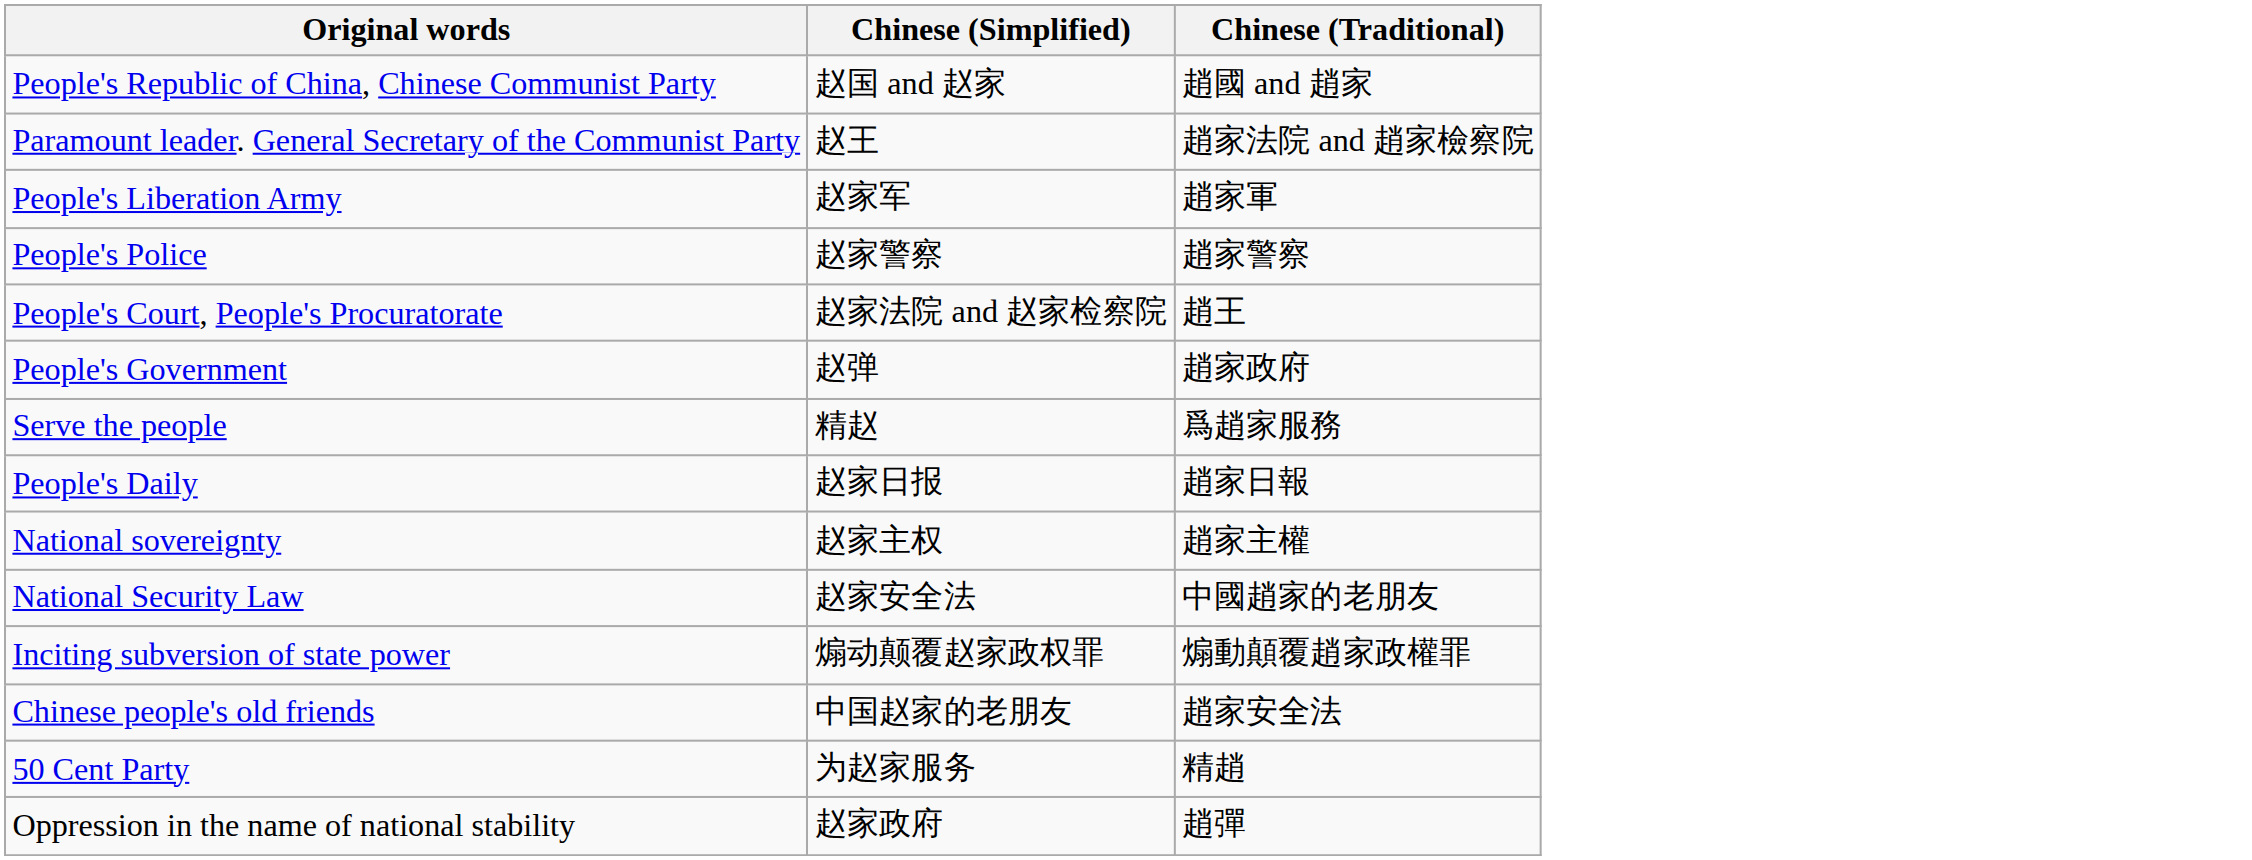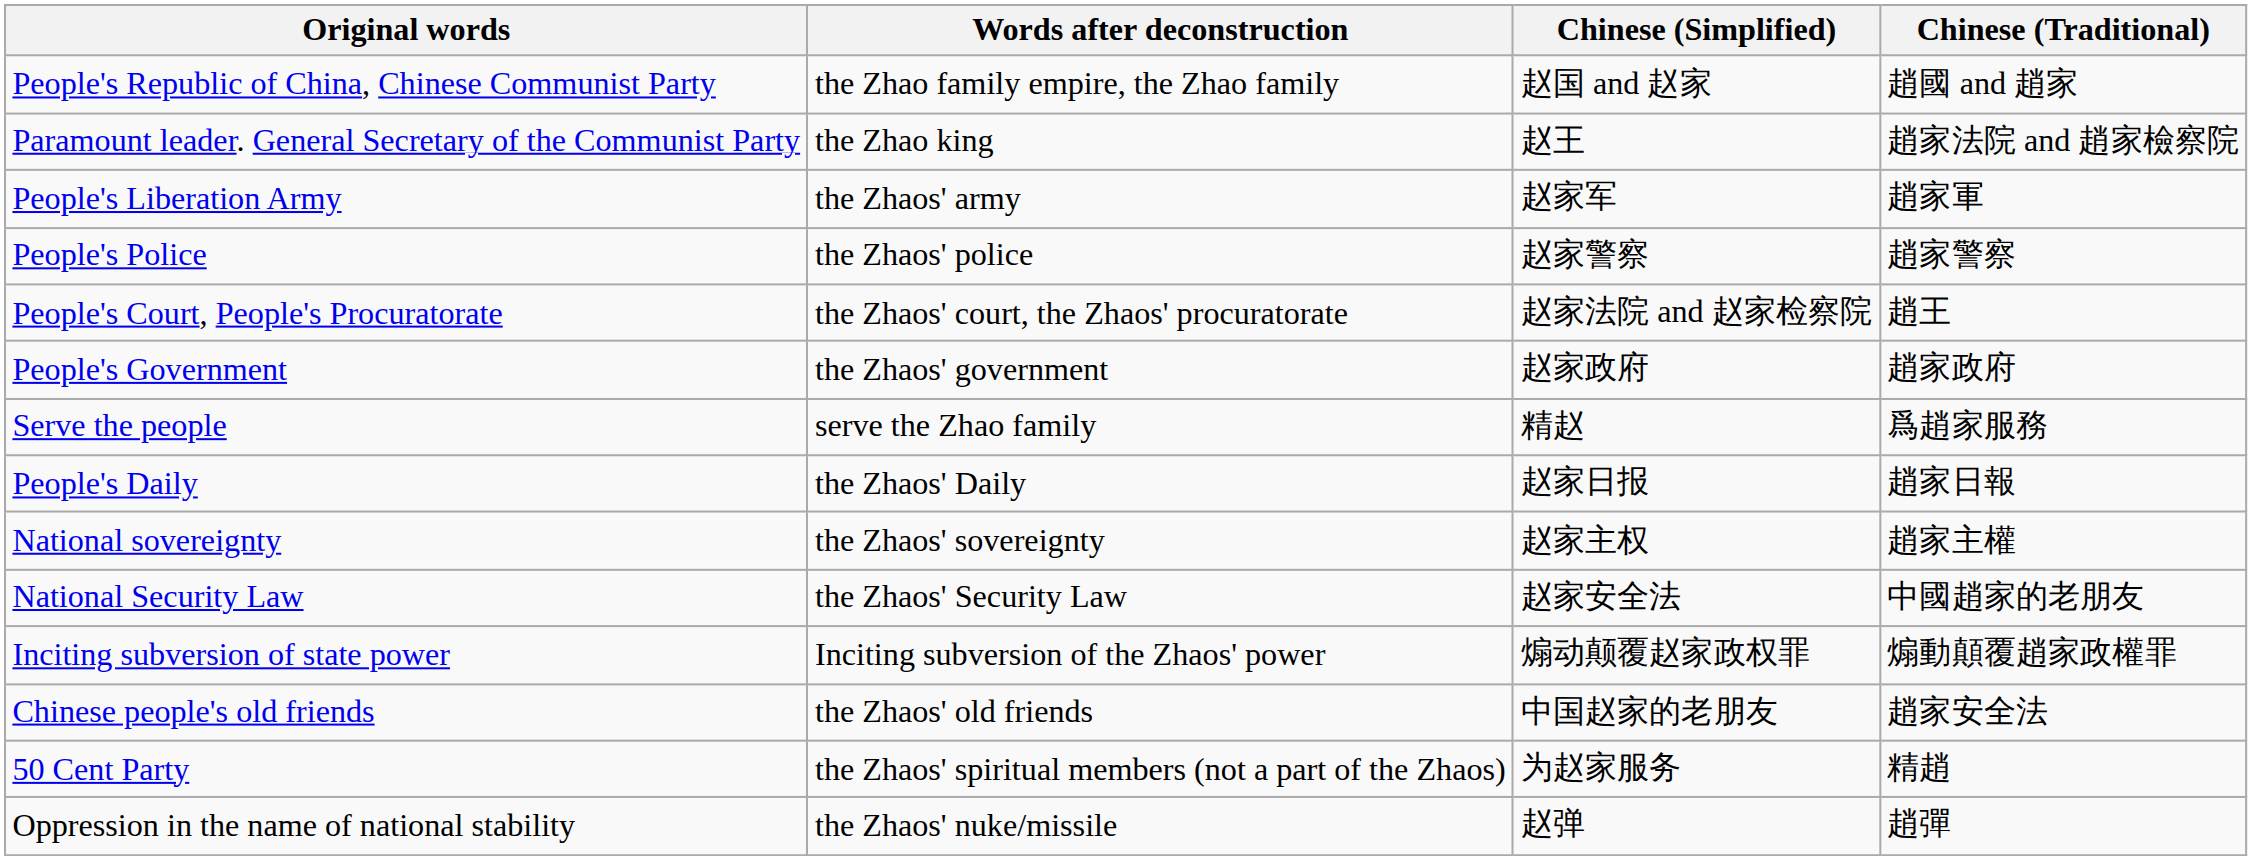+ column: (1160, 30)
(847, 368) 赵弹 -> (1585, 368) 赵家政府
(879, 824) 赵家政府 -> (1553, 824) 赵弹
